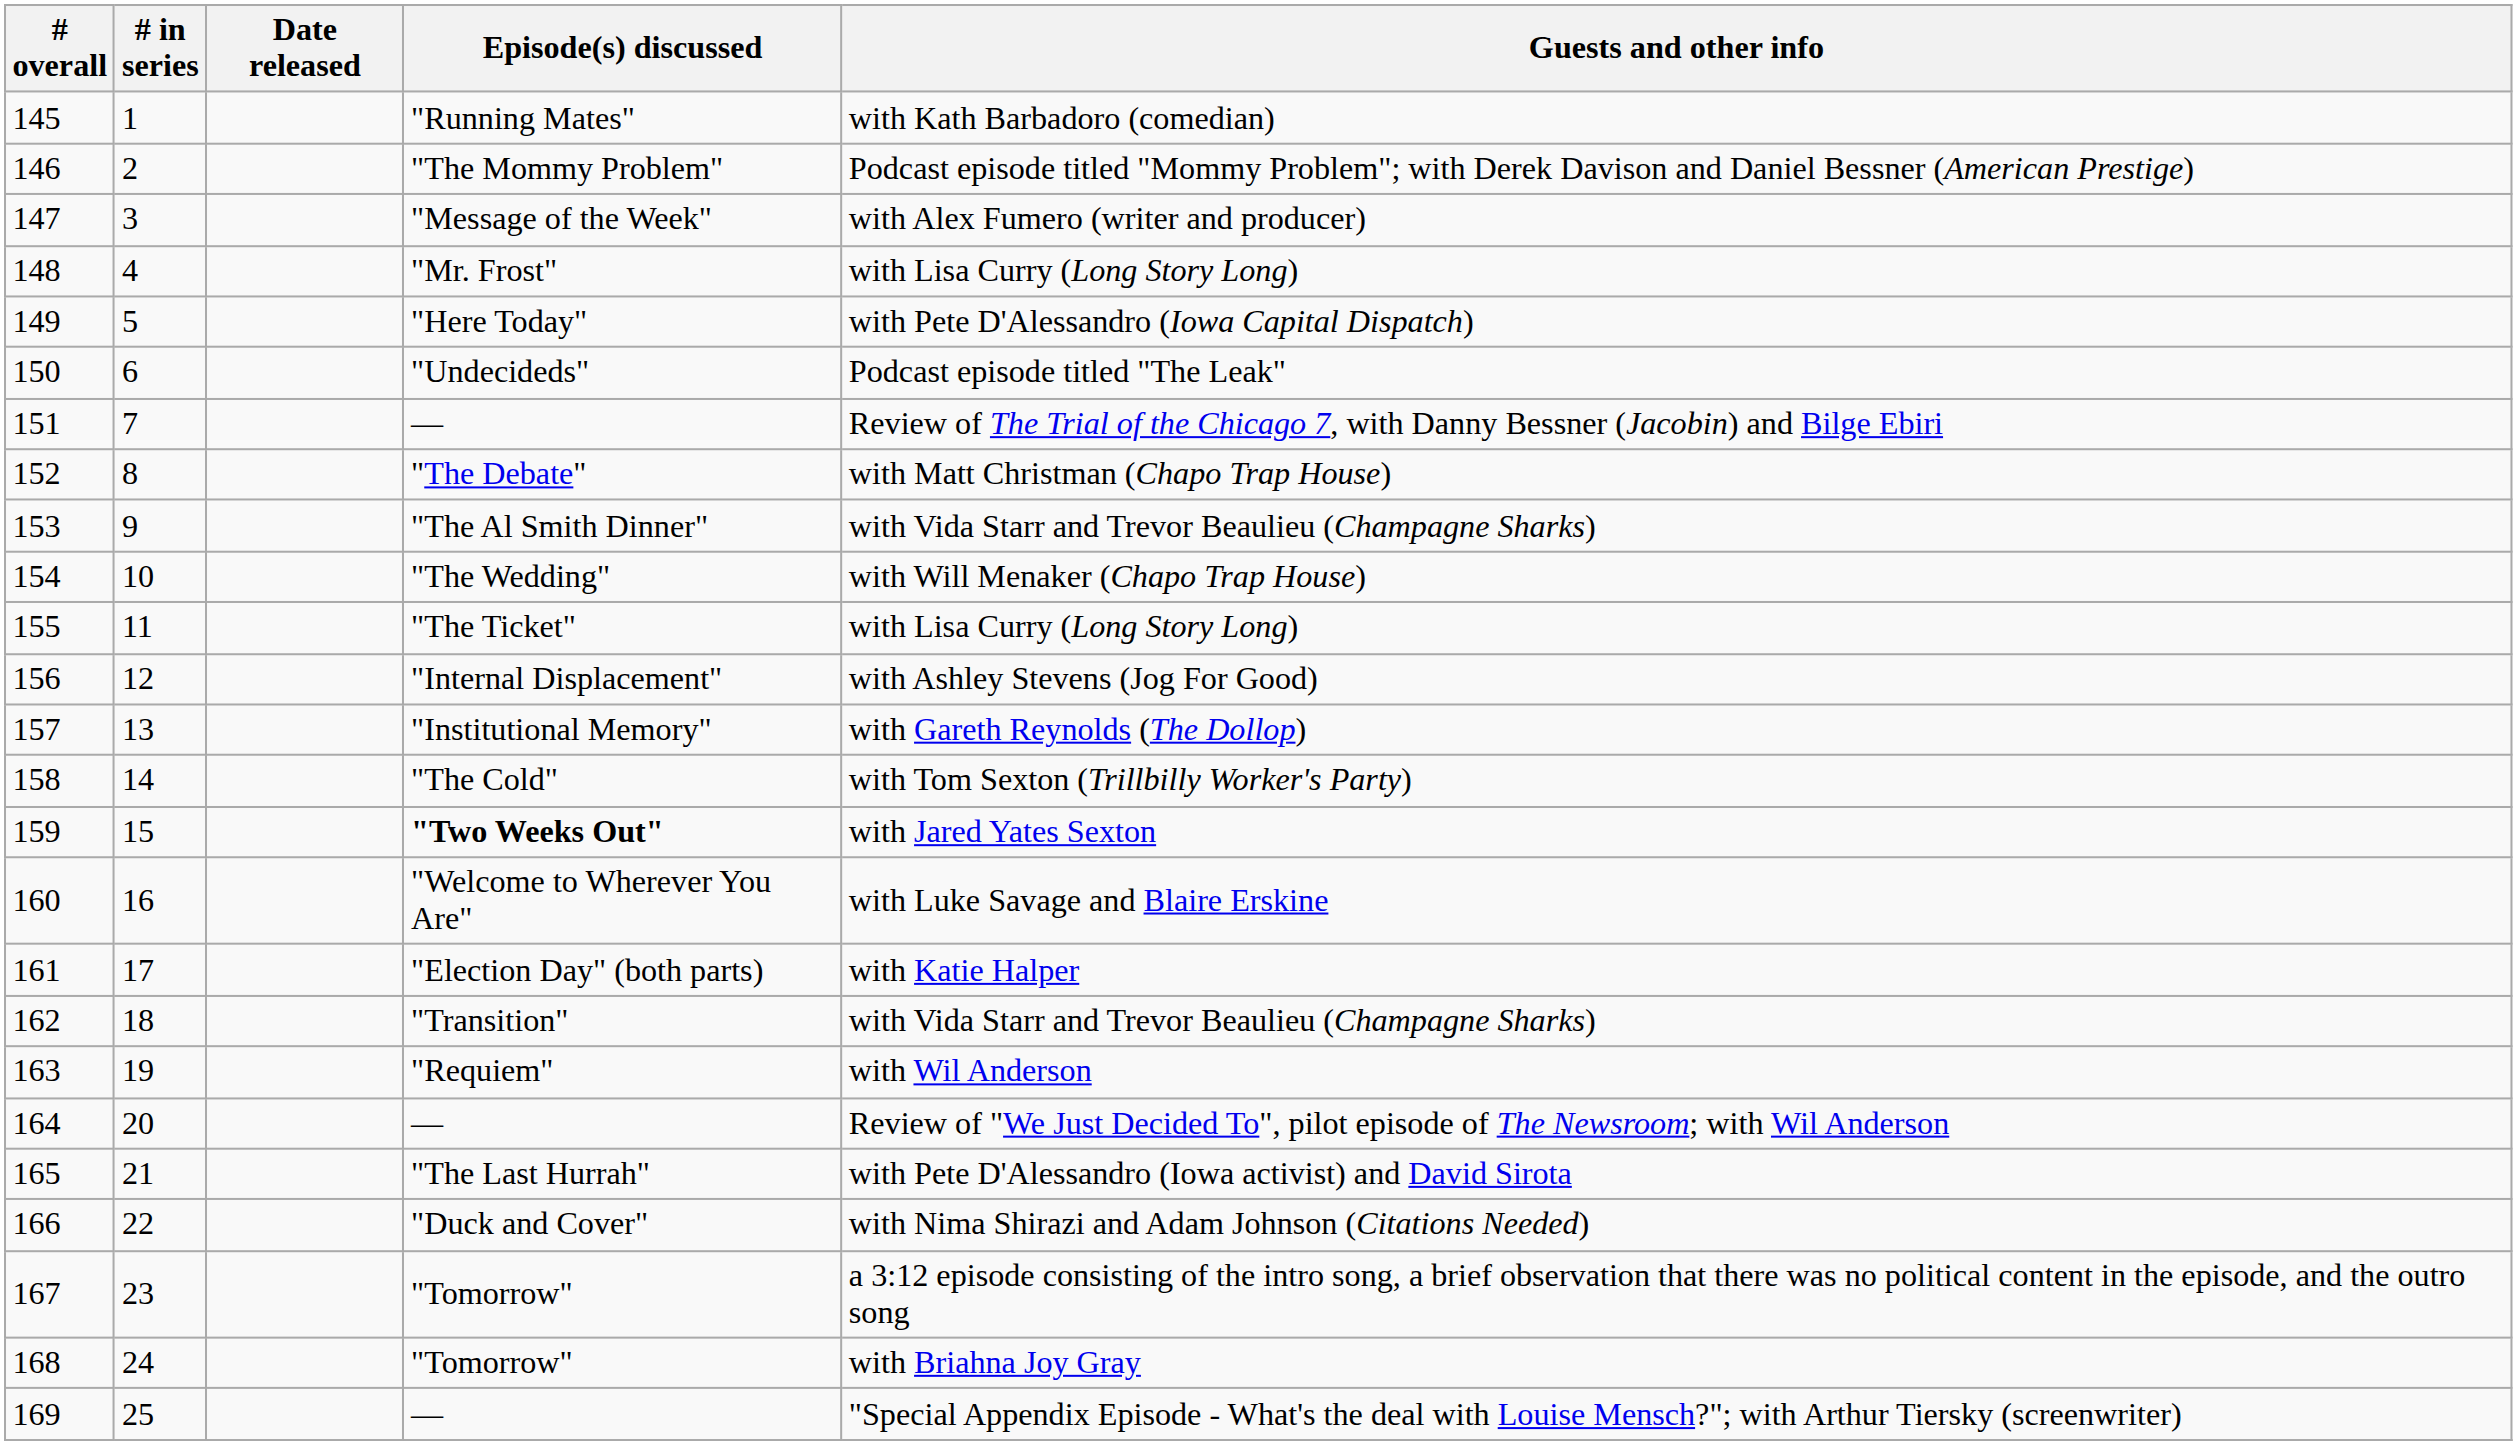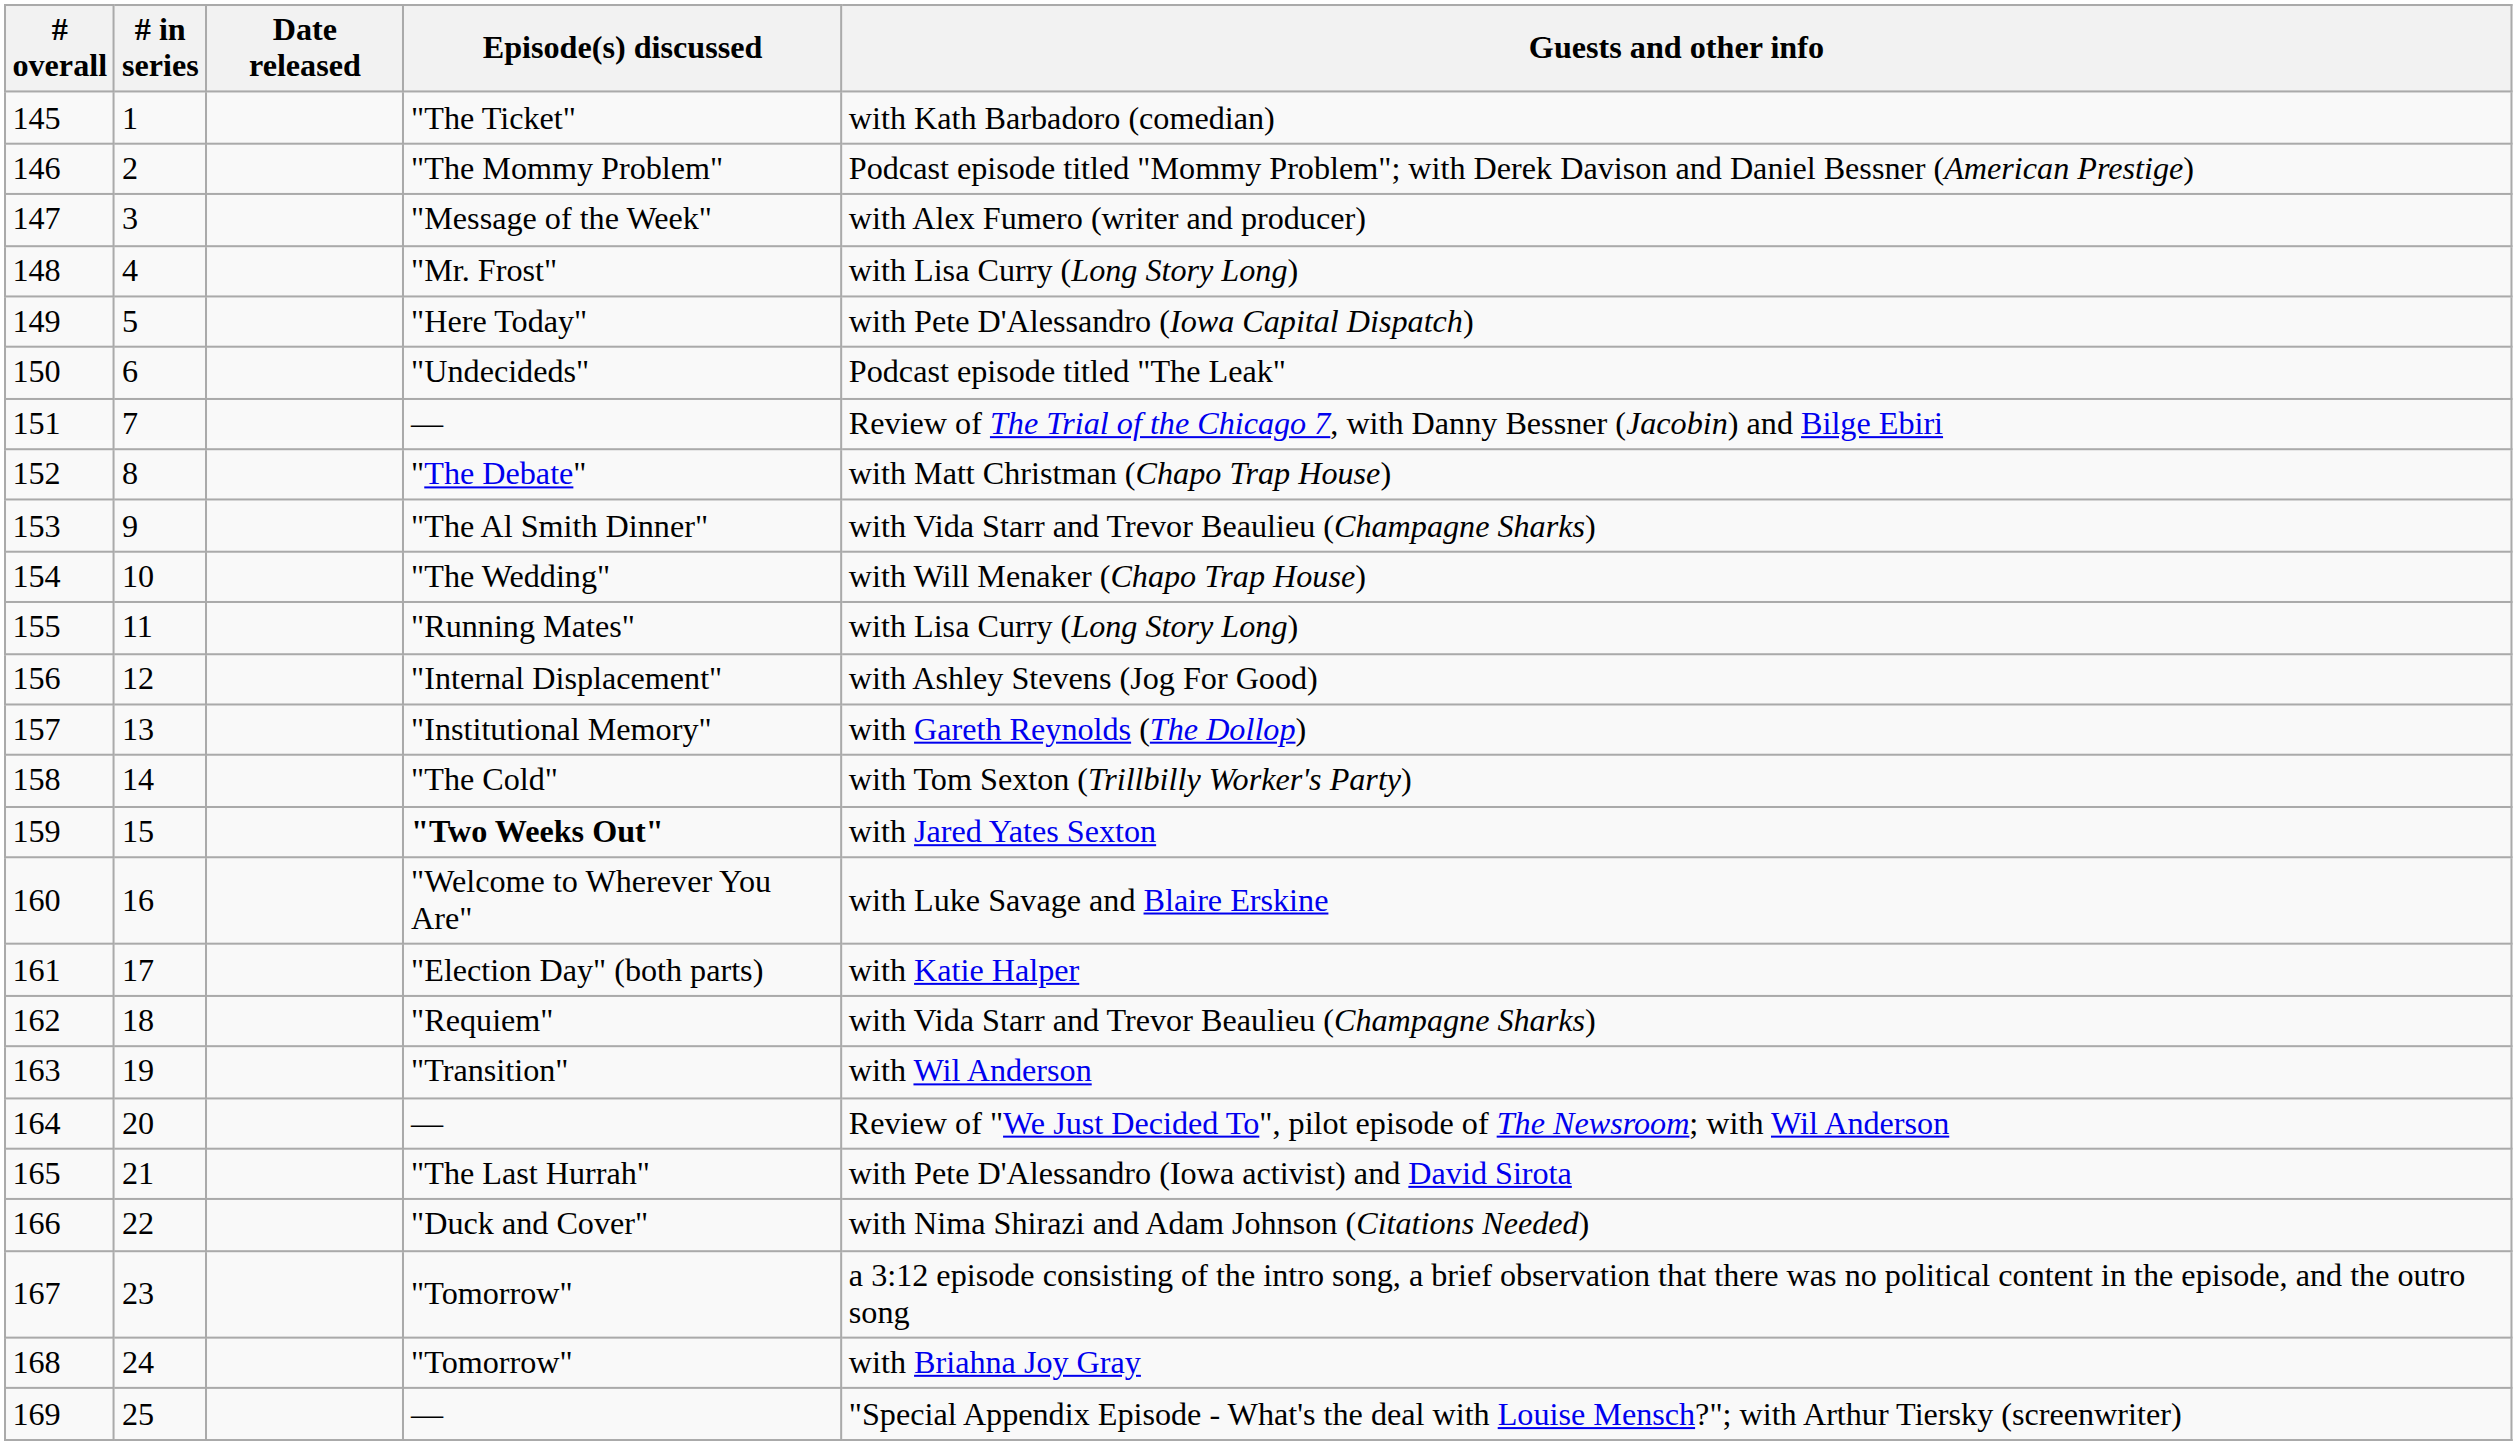(523, 117) "Running Mates" -> (493, 117) "The Ticket"
(493, 627) "The Ticket" -> (523, 627) "Running Mates"
(490, 1020) "Transition" -> (482, 1020) "Requiem"
(482, 1071) "Requiem" -> (490, 1071) "Transition"
